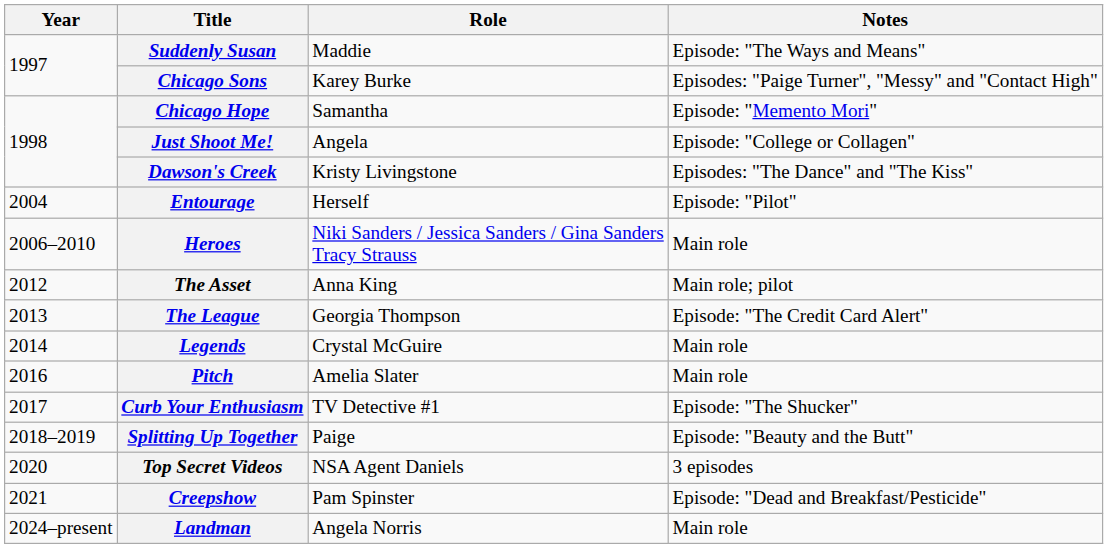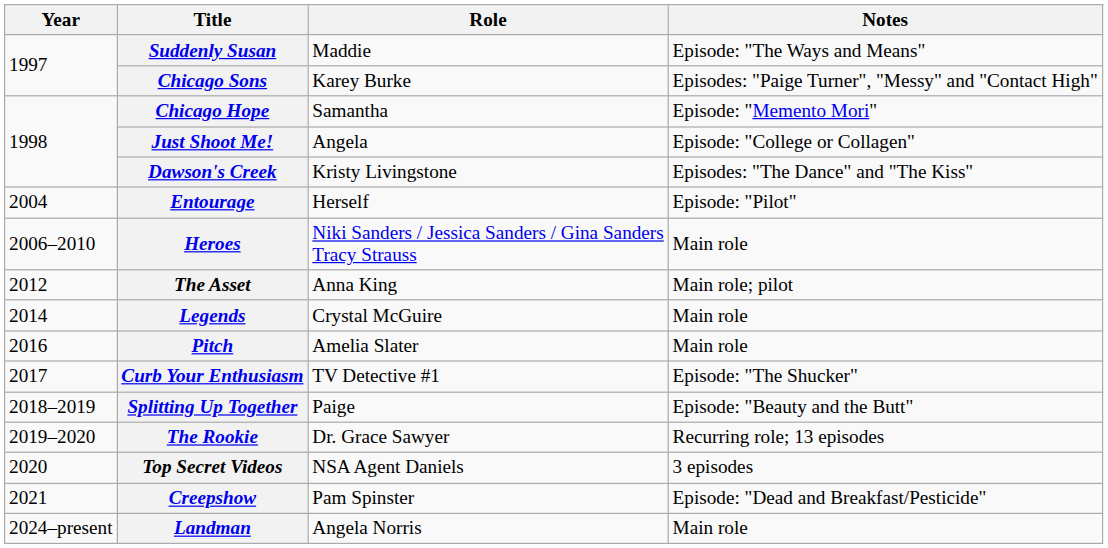- row: (212, 315)
+ row: (212, 437)
